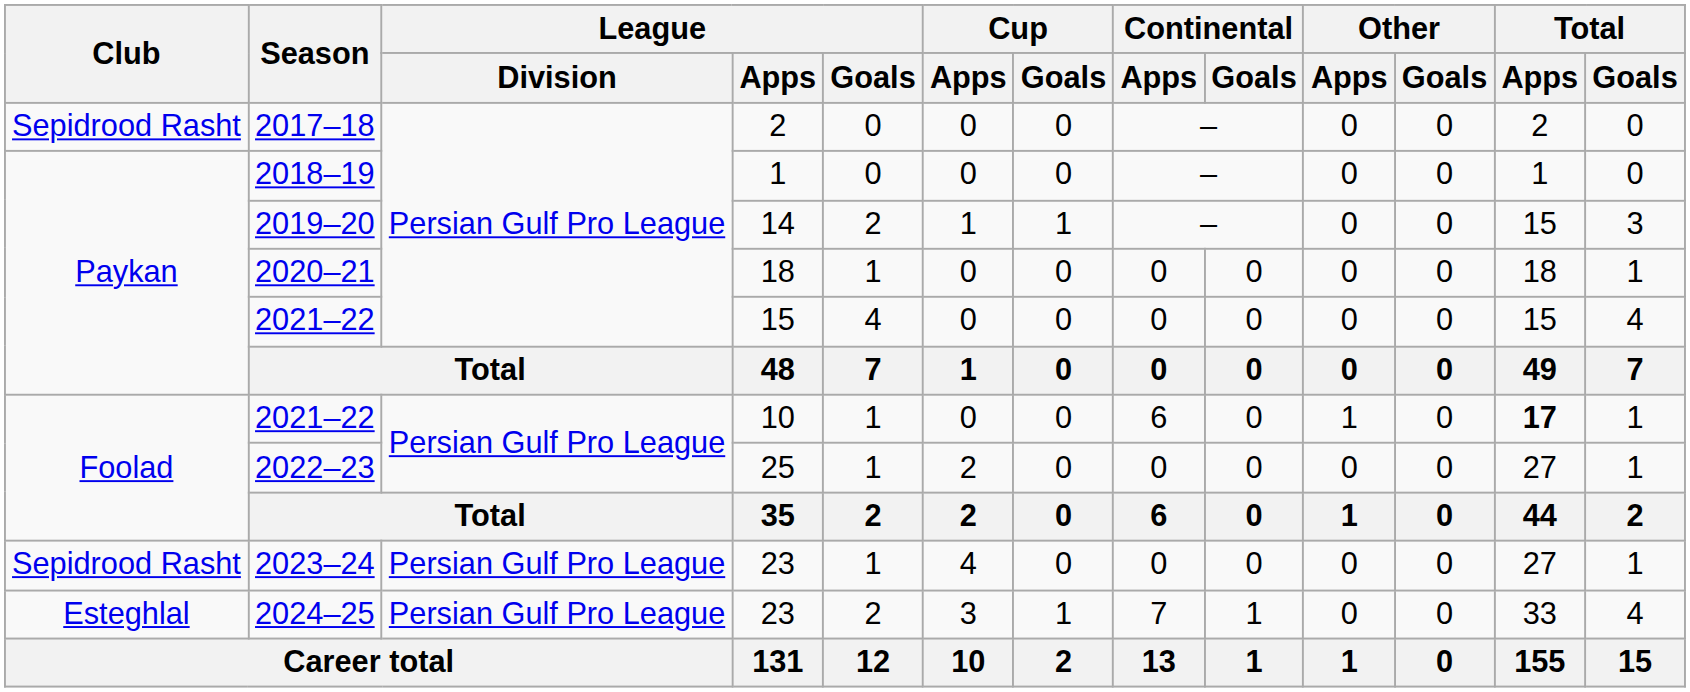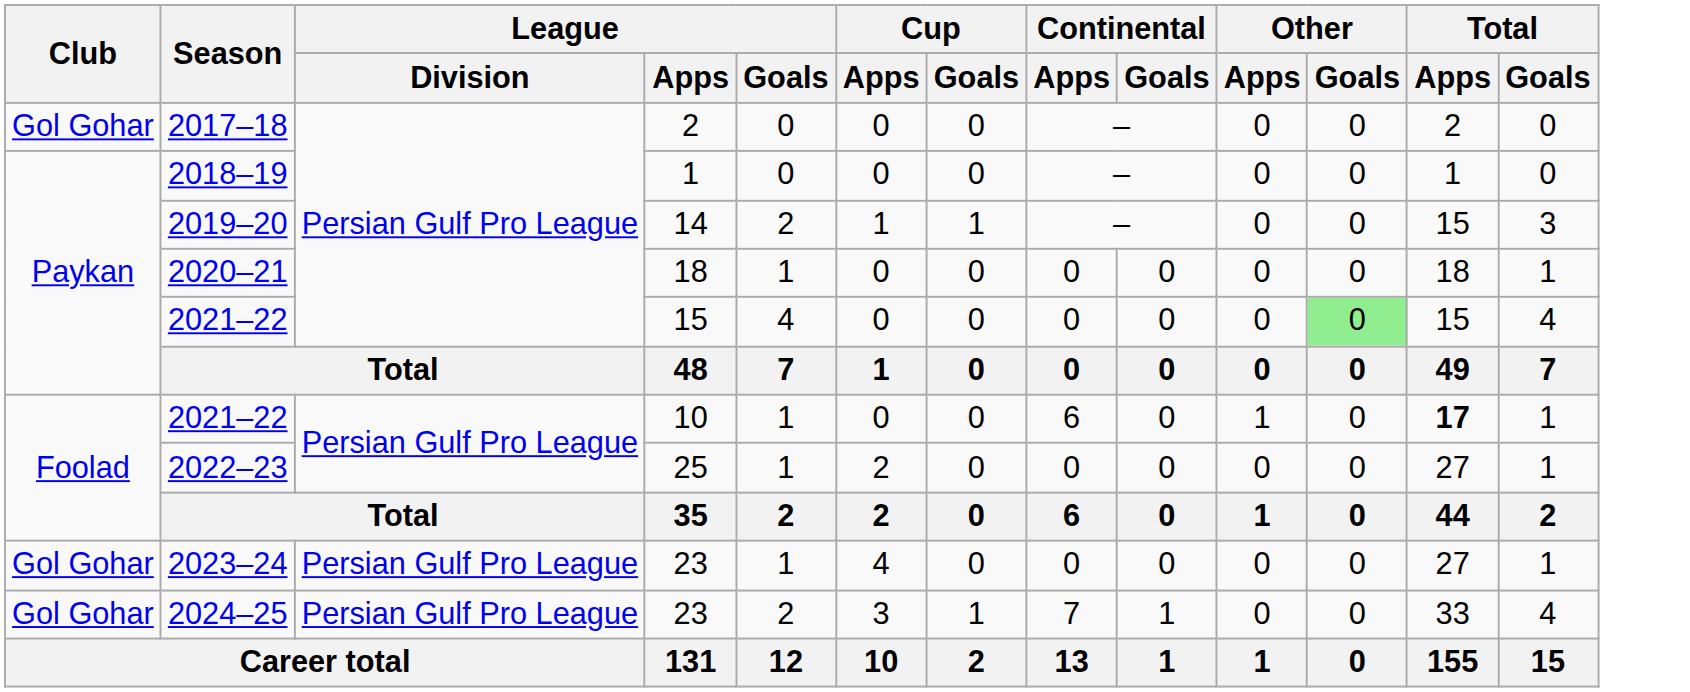(126, 126) Sepidrood Rasht -> (83, 126) Gol Gohar
(1445, 321) no background -> (1357, 321) lightgreen background
(126, 564) Sepidrood Rasht -> (83, 564) Gol Gohar
(126, 613) Esteghlal -> (83, 613) Gol Gohar
